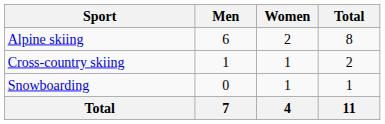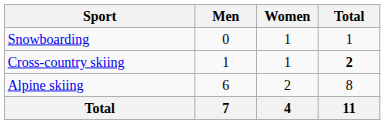rows swapped: (46, 39) <-> (48, 85)
(349, 62) normal -> (349, 62) bold
